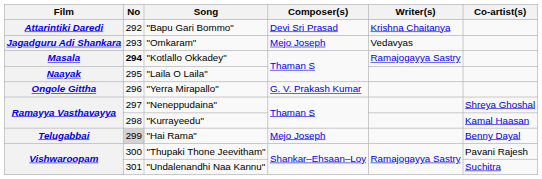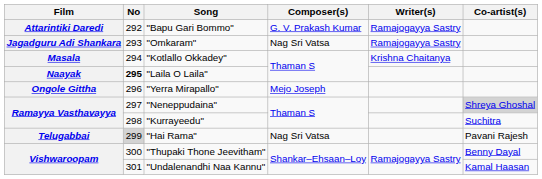(304, 27) Devi Sri Prasad -> (316, 27) G. V. Prakash Kumar
(410, 27) Krishna Chaitanya -> (416, 27) Ramajogayya Sastry
(298, 43) Mejo Joseph -> (300, 43) Nag Sri Vatsa
(392, 43) Vedavyas -> (416, 43) Ramajogayya Sastry
(134, 58) bold -> (134, 58) normal
(416, 58) Ramajogayya Sastry -> (410, 58) Krishna Chaitanya
(134, 74) normal -> (134, 74) bold
(316, 89) G. V. Prakash Kumar -> (298, 89) Mejo Joseph
(500, 105) no background -> (500, 105) lightgrey background
(497, 120) Kamal Haasan -> (483, 120) Suchitra
(298, 136) Mejo Joseph -> (300, 136) Nag Sri Vatsa
(493, 136) Benny Dayal -> (497, 136) Pavani Rajesh
(497, 151) Pavani Rajesh -> (493, 151) Benny Dayal
(483, 167) Suchitra -> (497, 167) Kamal Haasan
